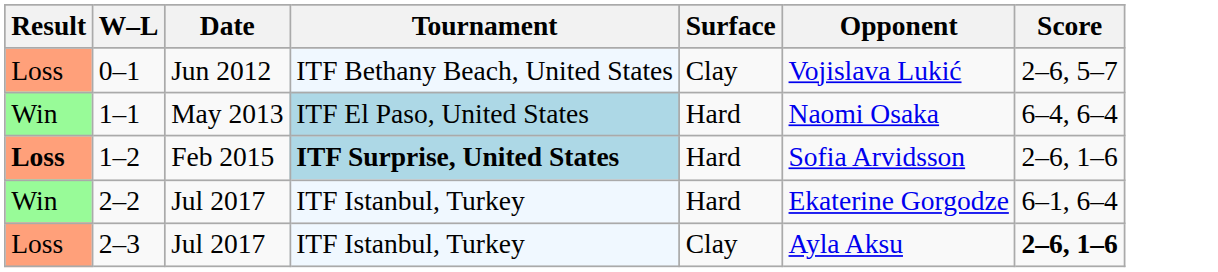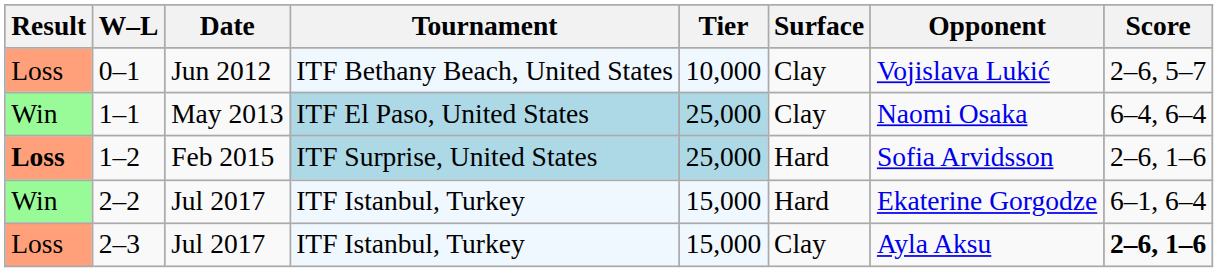+ column: (723, 26)
(713, 113) Hard -> (800, 113) Clay
(458, 157) bold -> (447, 157) normal
